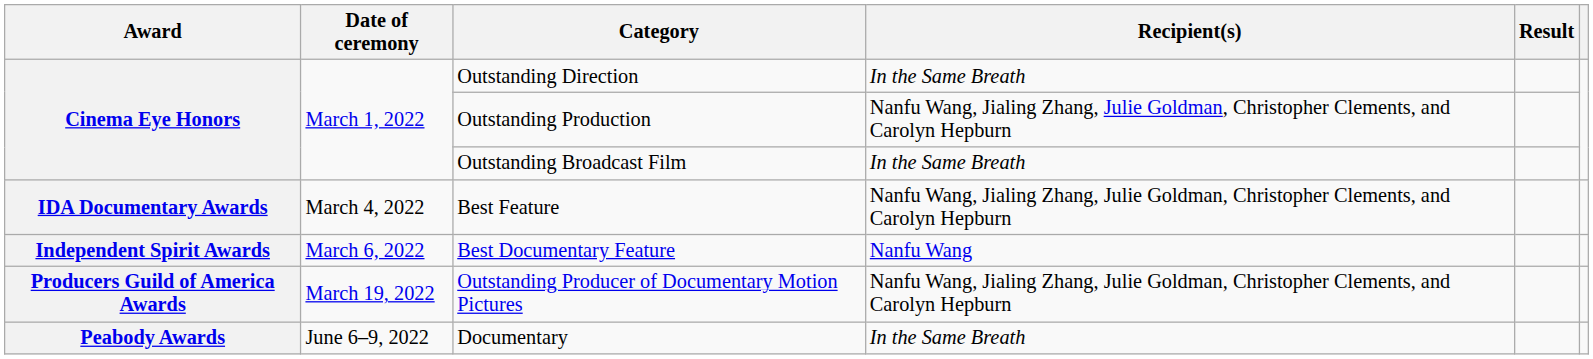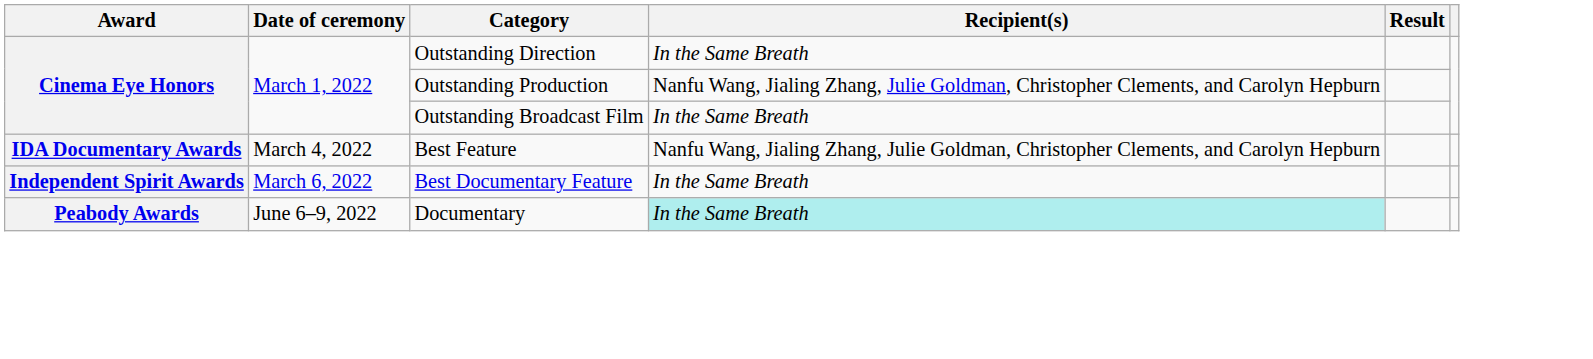(921, 250) Nanfu Wang -> (731, 181) In the Same Breath
- row: (647, 293)
(948, 337) no background -> (731, 213) paleturquoise background
